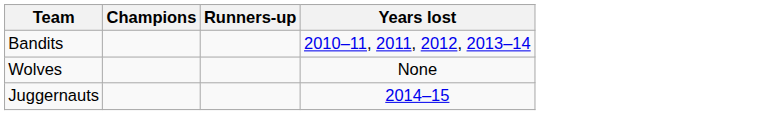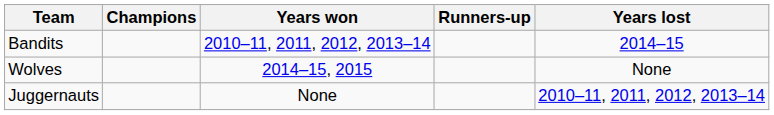+ column: (317, 17)
(417, 43) 2010–11, 2011, 2012, 2013–14 -> (652, 43) 2014–15
(417, 95) 2014–15 -> (652, 95) 2010–11, 2011, 2012, 2013–14
